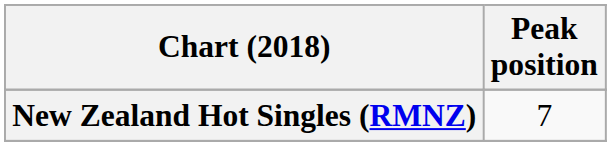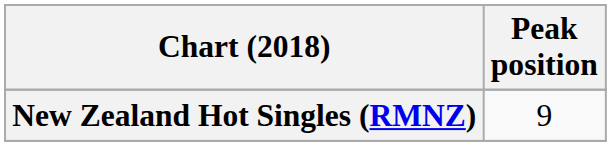(544, 114) 7 -> (544, 114) 9
